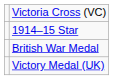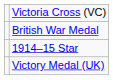rows swapped: (45, 30) <-> (55, 48)
